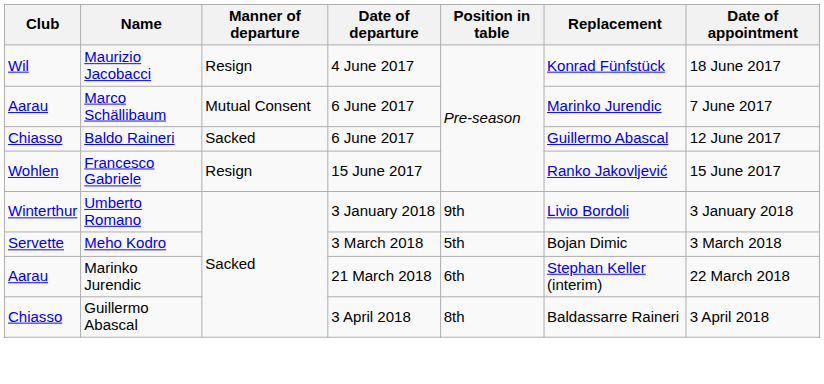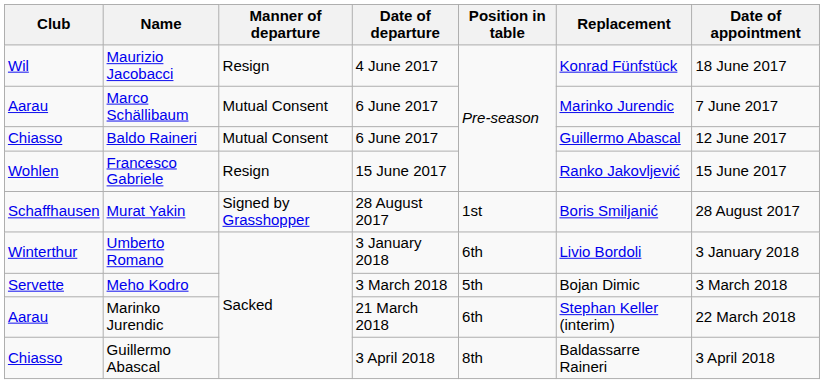(230, 138) Sacked -> (275, 138) Mutual Consent
+ row: (146, 211)
(454, 211) 9th -> (472, 252) 6th
